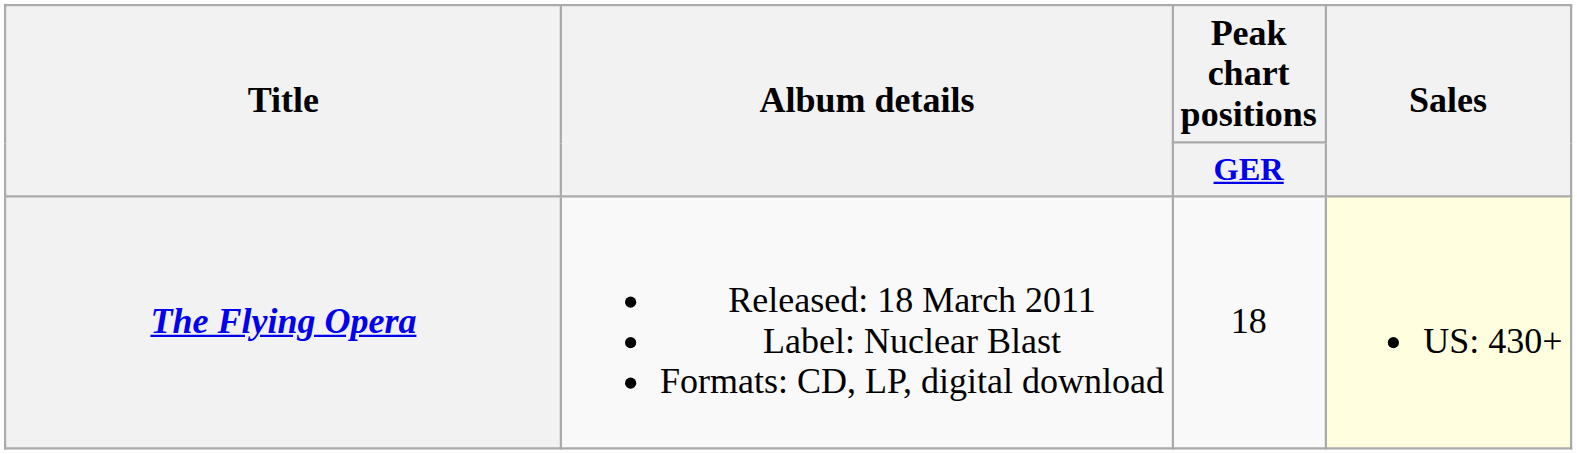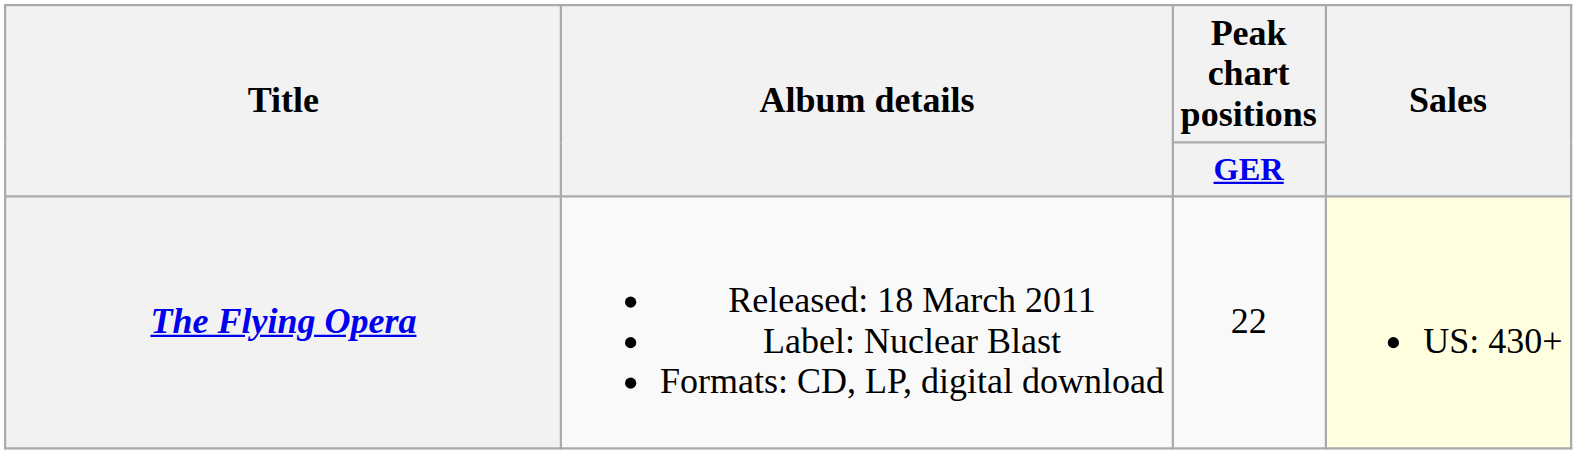(1249, 321) 18 -> (1249, 321) 22
